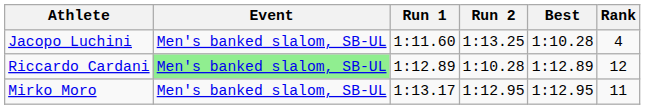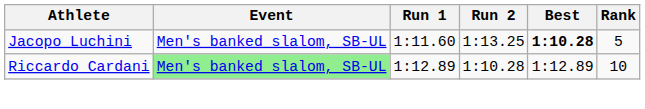(563, 41) normal -> (563, 41) bold
(618, 41) 4 -> (618, 41) 5
(618, 66) 12 -> (618, 66) 10
- row: (52, 91)
